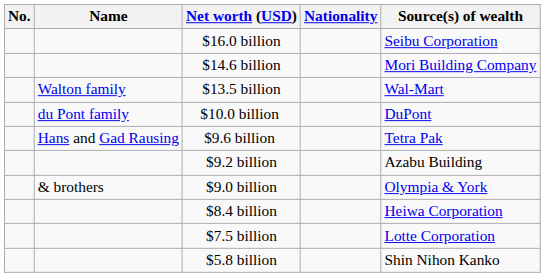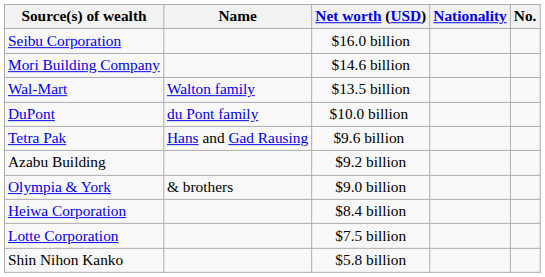columns swapped: (19, 16) <-> (460, 16)
